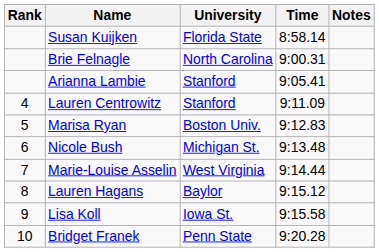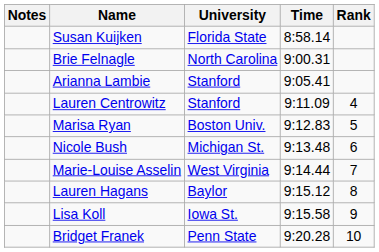columns swapped: (25, 15) <-> (351, 15)
